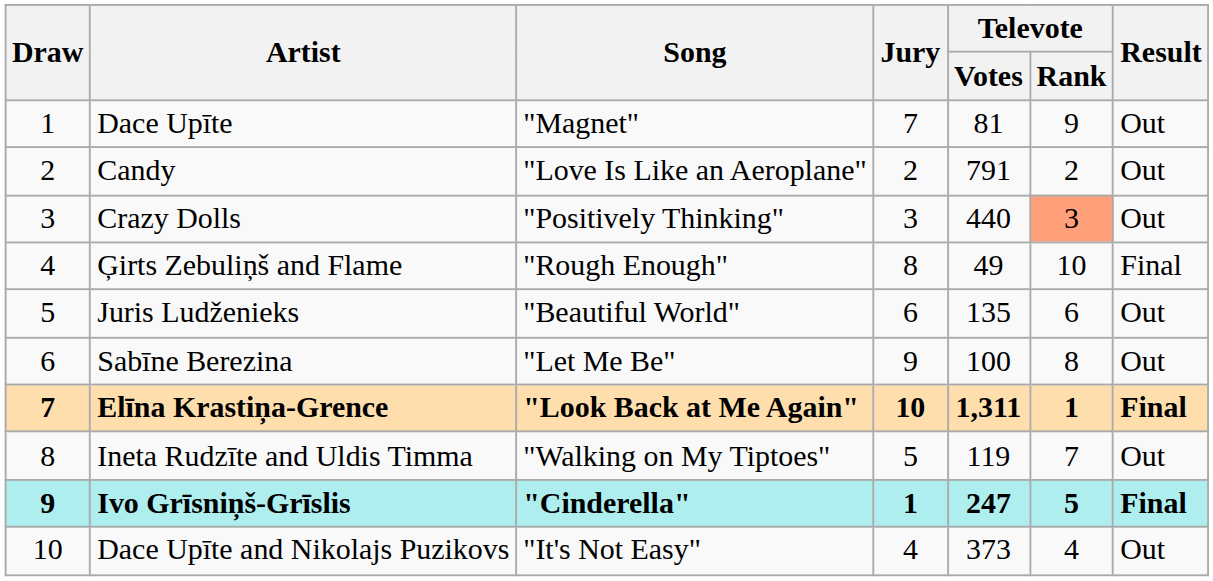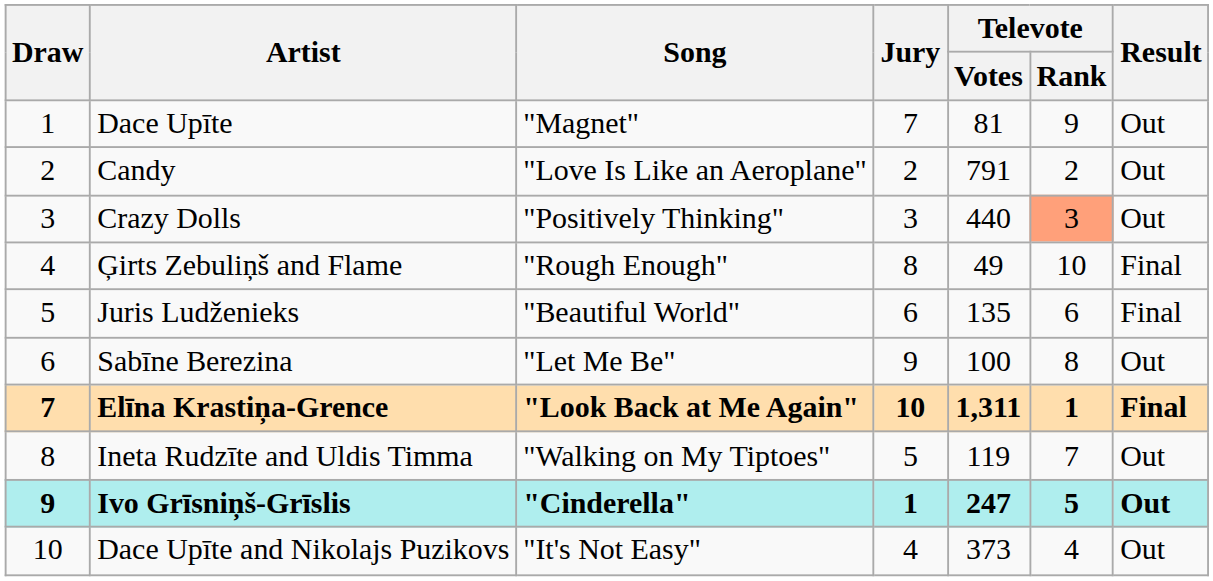(1143, 312) Out -> (1151, 312) Final
(1153, 502) Final -> (1145, 502) Out
